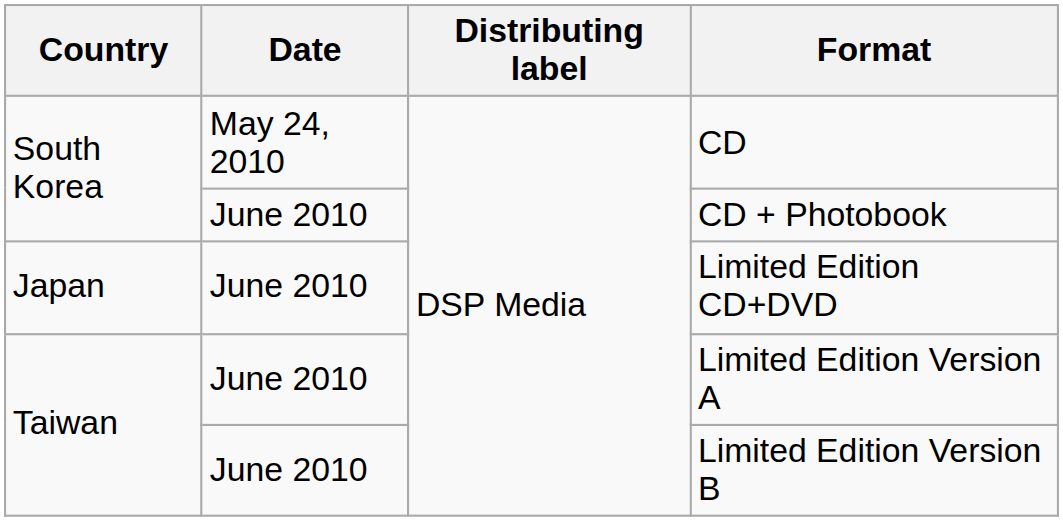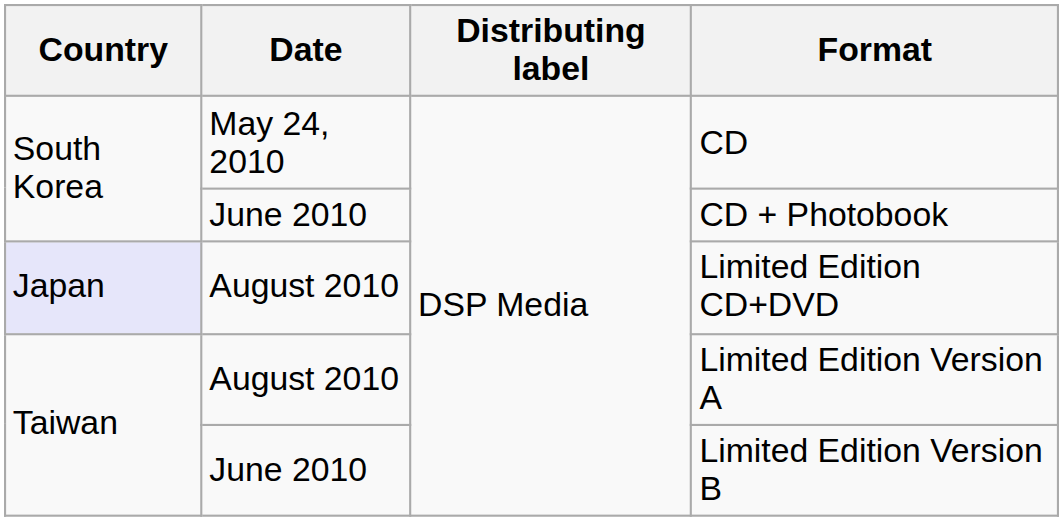(59, 286) no background -> (59, 286) lavender background
(289, 286) June 2010 -> (304, 286) August 2010
(289, 378) June 2010 -> (304, 378) August 2010
